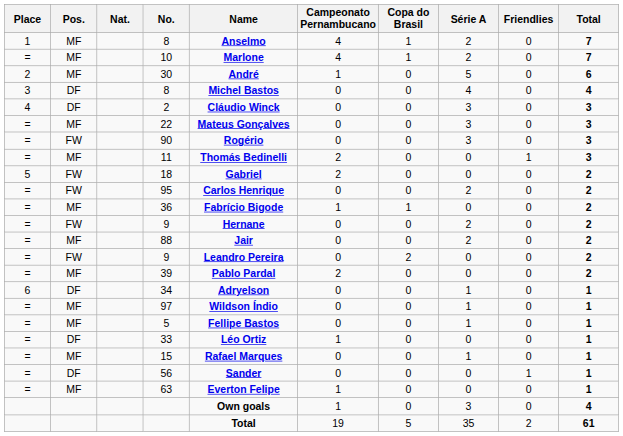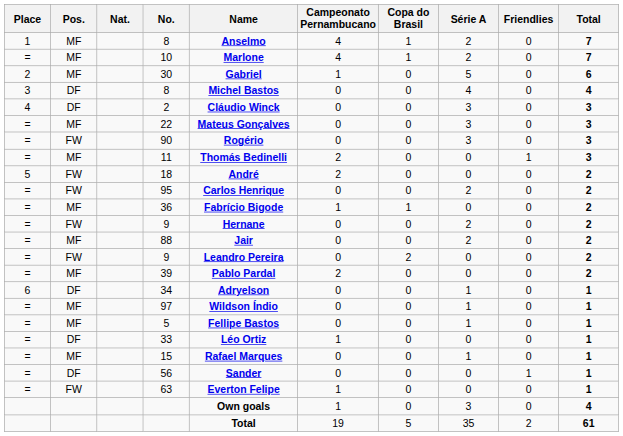(244, 74) André -> (244, 74) Gabriel
(244, 174) Gabriel -> (244, 174) André
(74, 390) MF -> (74, 390) FW
